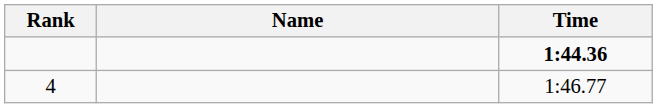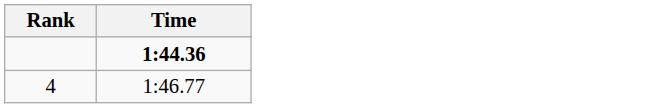- column: (298, 20)
